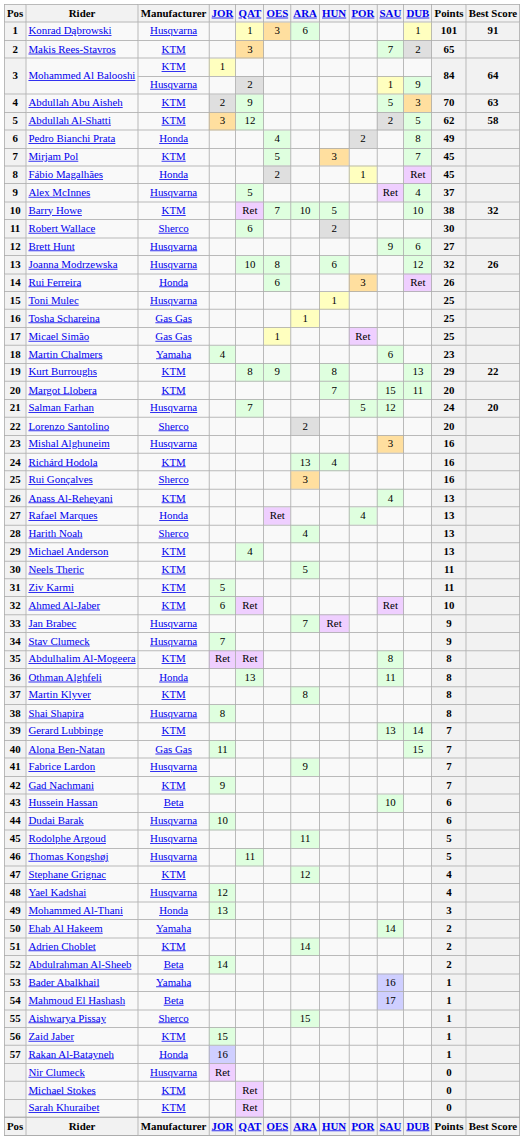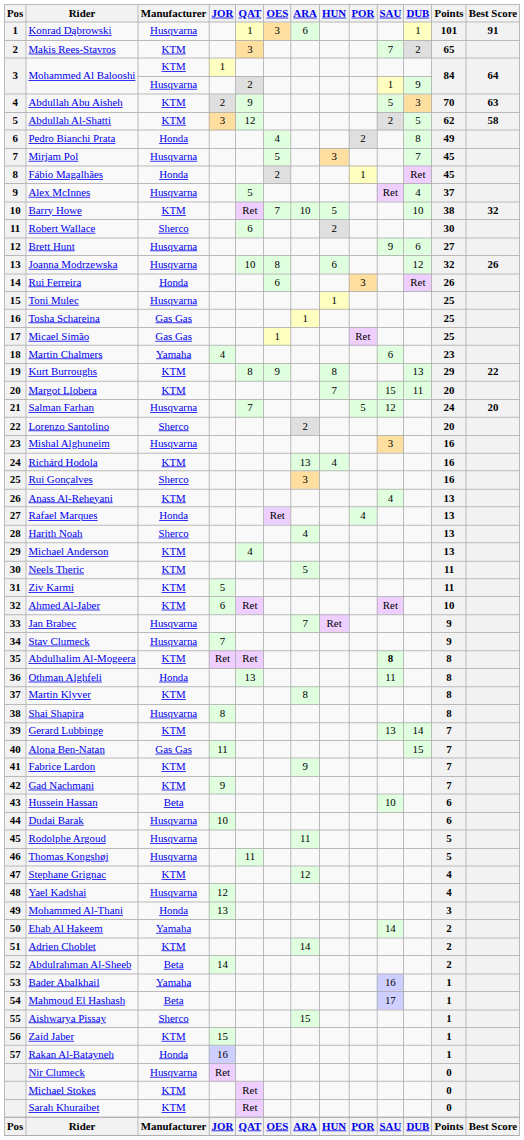(174, 156) KTM -> (174, 156) Husqvarna
(390, 659) normal -> (390, 659) bold
(174, 766) Husqvarna -> (174, 766) KTM
